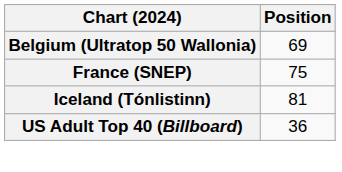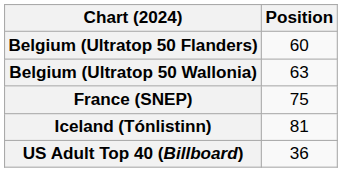+ row: (133, 45)
(298, 45) 69 -> (299, 72) 63
